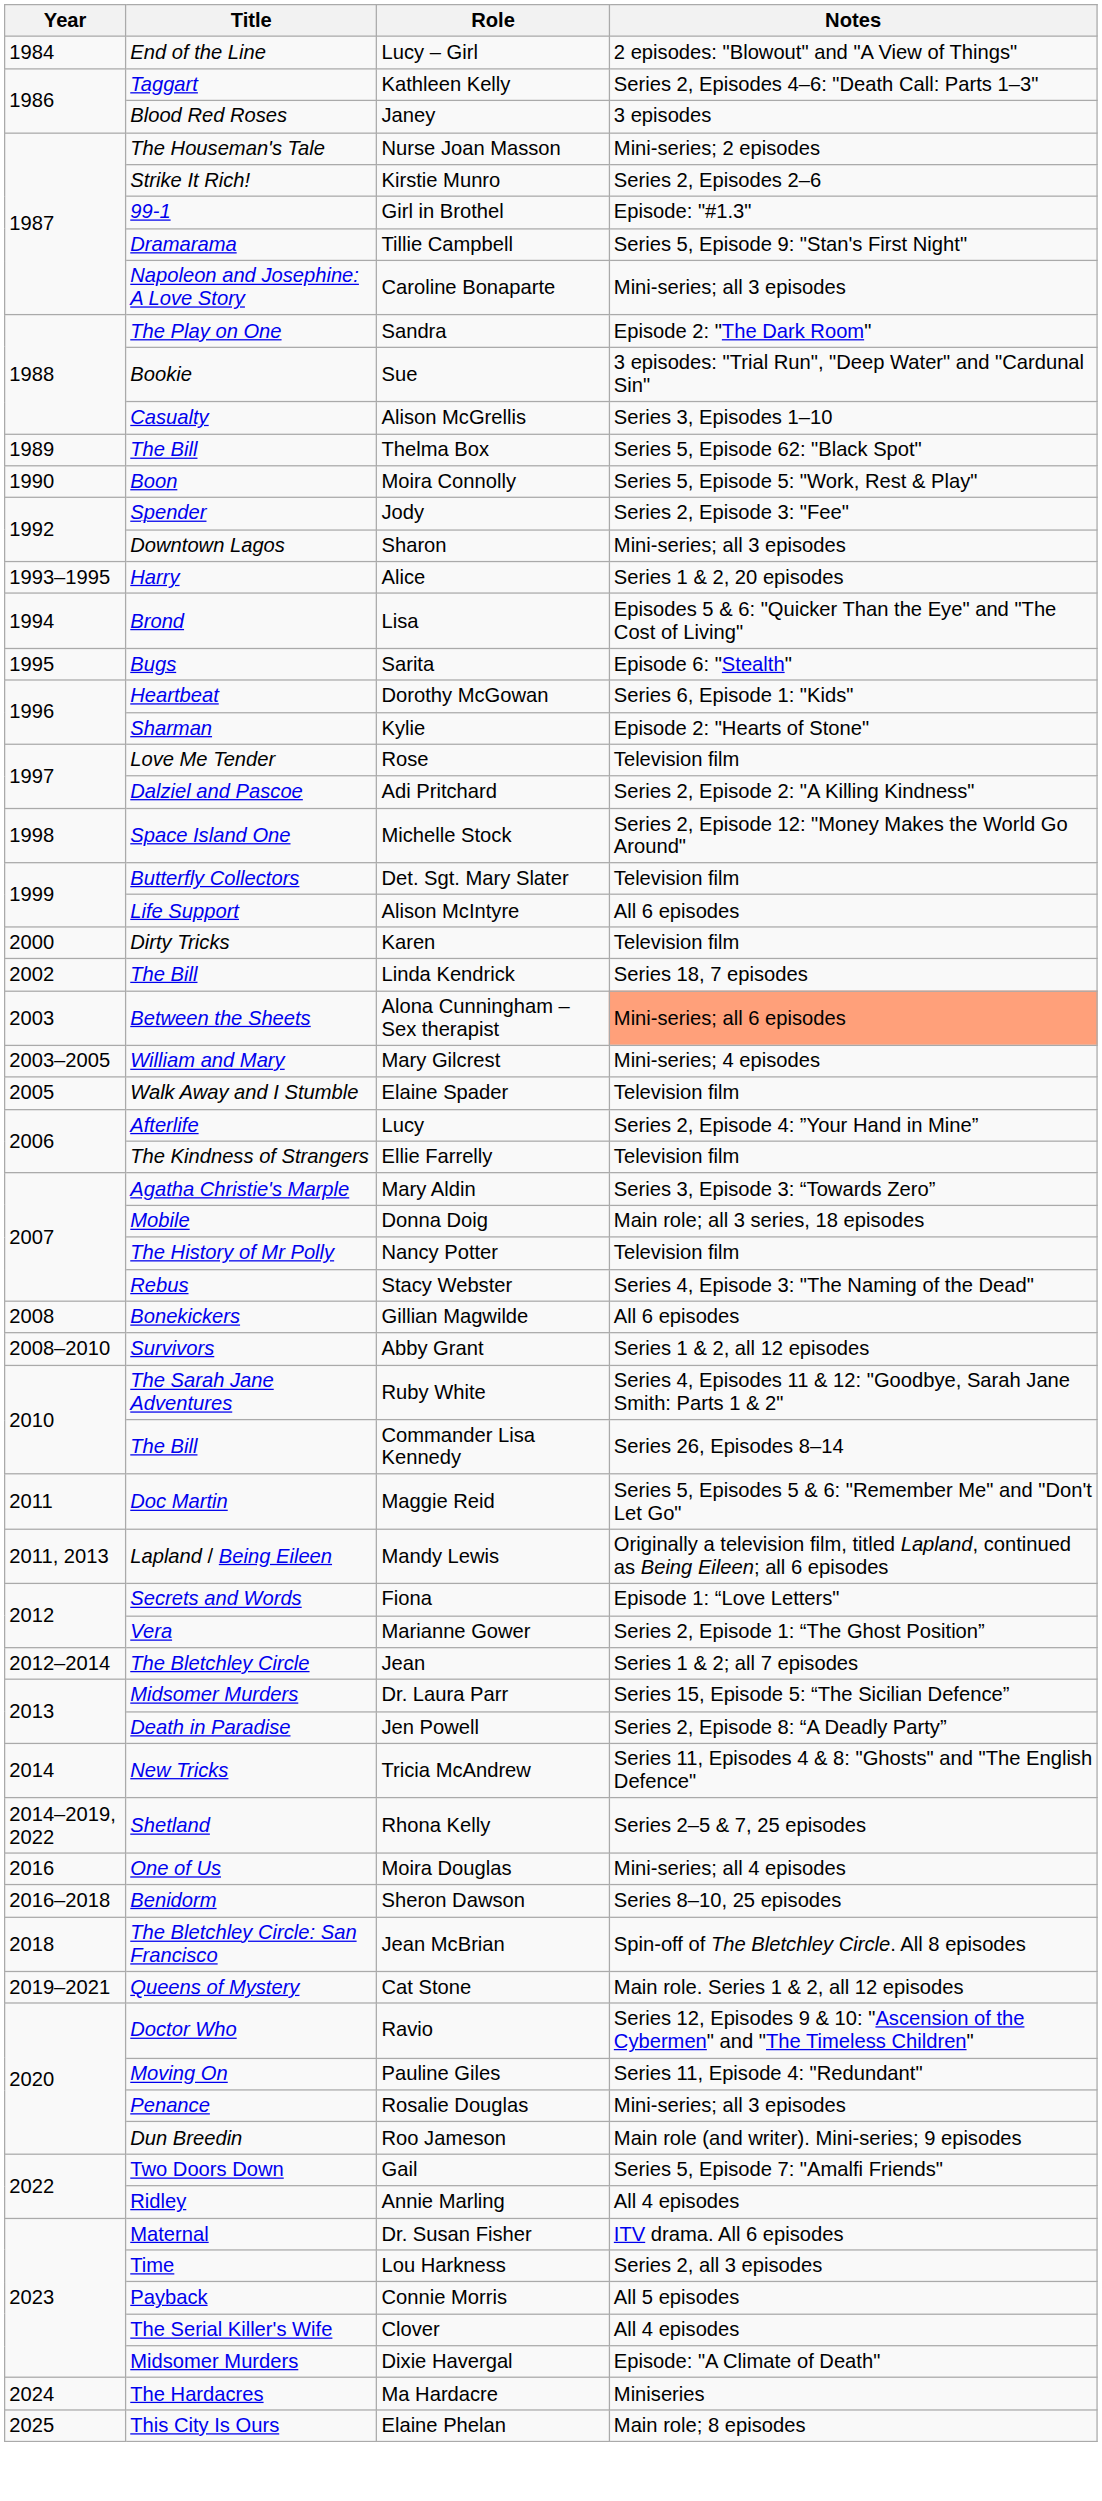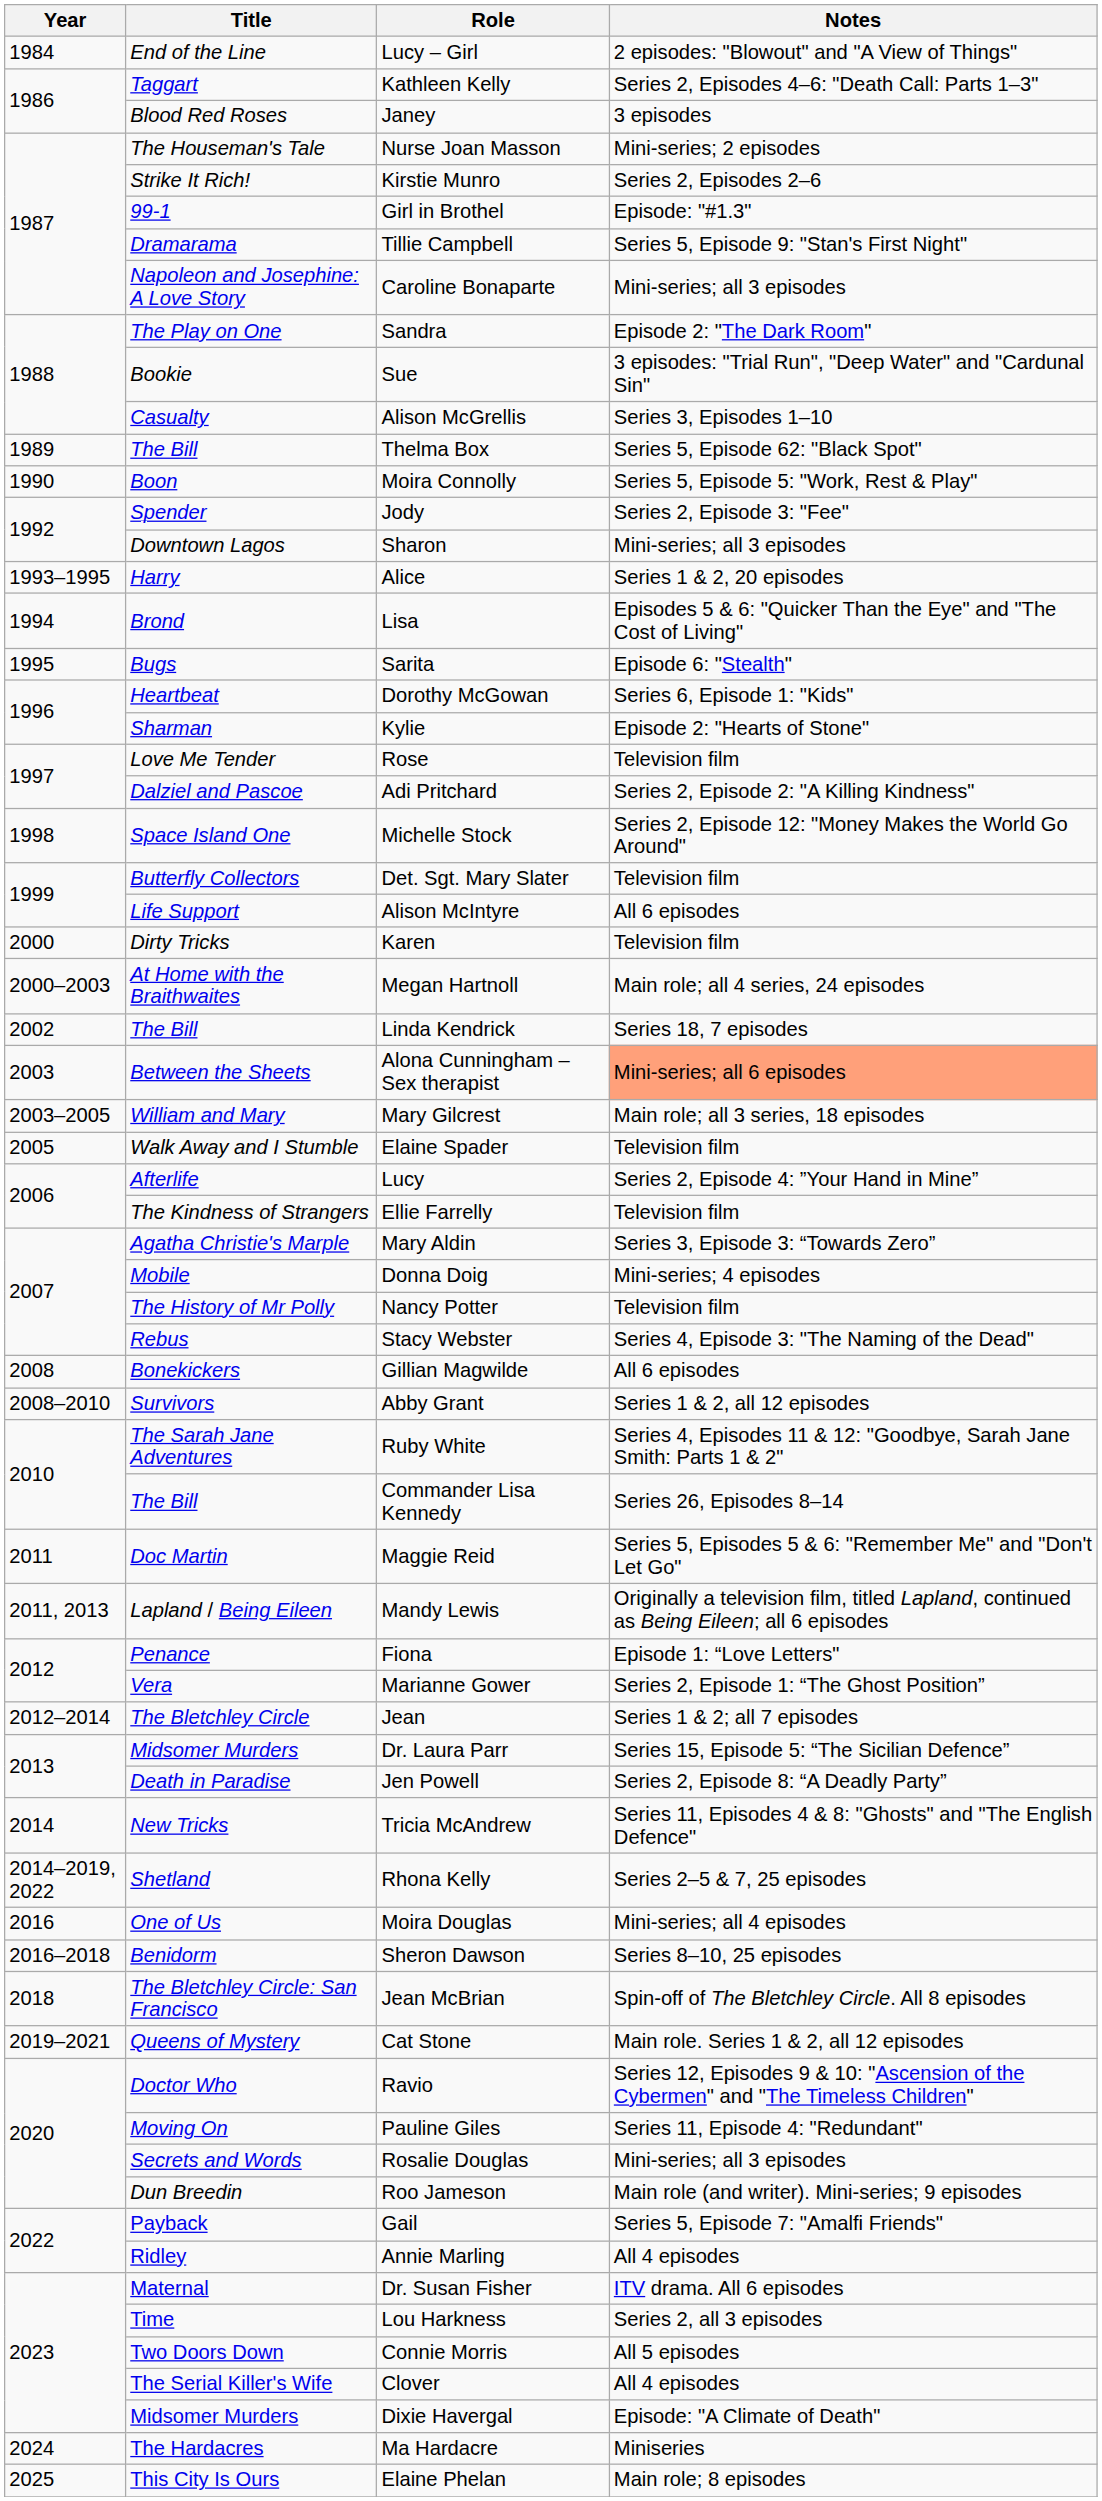+ row: (450, 985)
(717, 1061) Mini-series; 4 episodes -> (769, 1115) Main role; all 3 series, 18 episodes
(769, 1220) Main role; all 3 series, 18 episodes -> (717, 1275) Mini-series; 4 episodes
(216, 1599) Secrets and Words -> (170, 1654) Penance
(170, 2105) Penance -> (216, 2160) Secrets and Words
(207, 2169) Two Doors Down -> (169, 2224) Payback
(169, 2297) Payback -> (207, 2352) Two Doors Down
